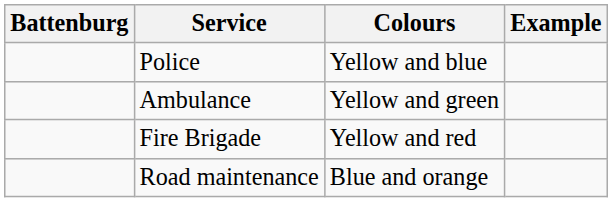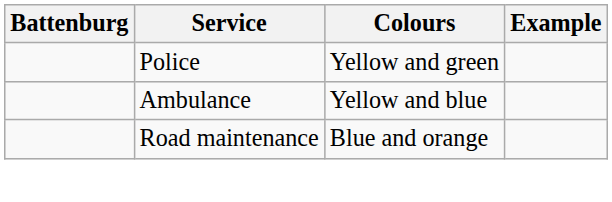(408, 61) Yellow and blue -> (415, 61) Yellow and green
(415, 100) Yellow and green -> (408, 100) Yellow and blue
- row: (200, 138)
